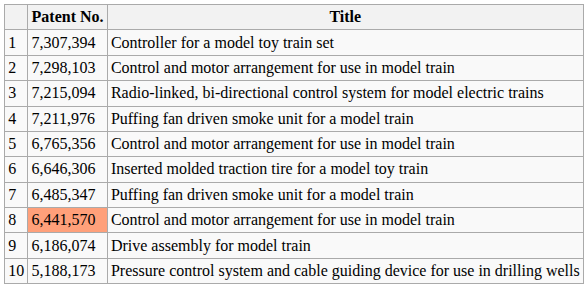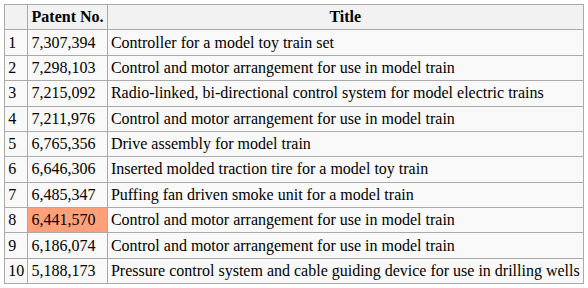(64, 93) 7,215,094 -> (64, 93) 7,215,092
(262, 118) Puffing fan driven smoke unit for a model train -> (283, 118) Control and motor arrangement for use in model train
(283, 144) Control and motor arrangement for use in model train -> (211, 144) Drive assembly for model train
(211, 245) Drive assembly for model train -> (283, 245) Control and motor arrangement for use in model train
